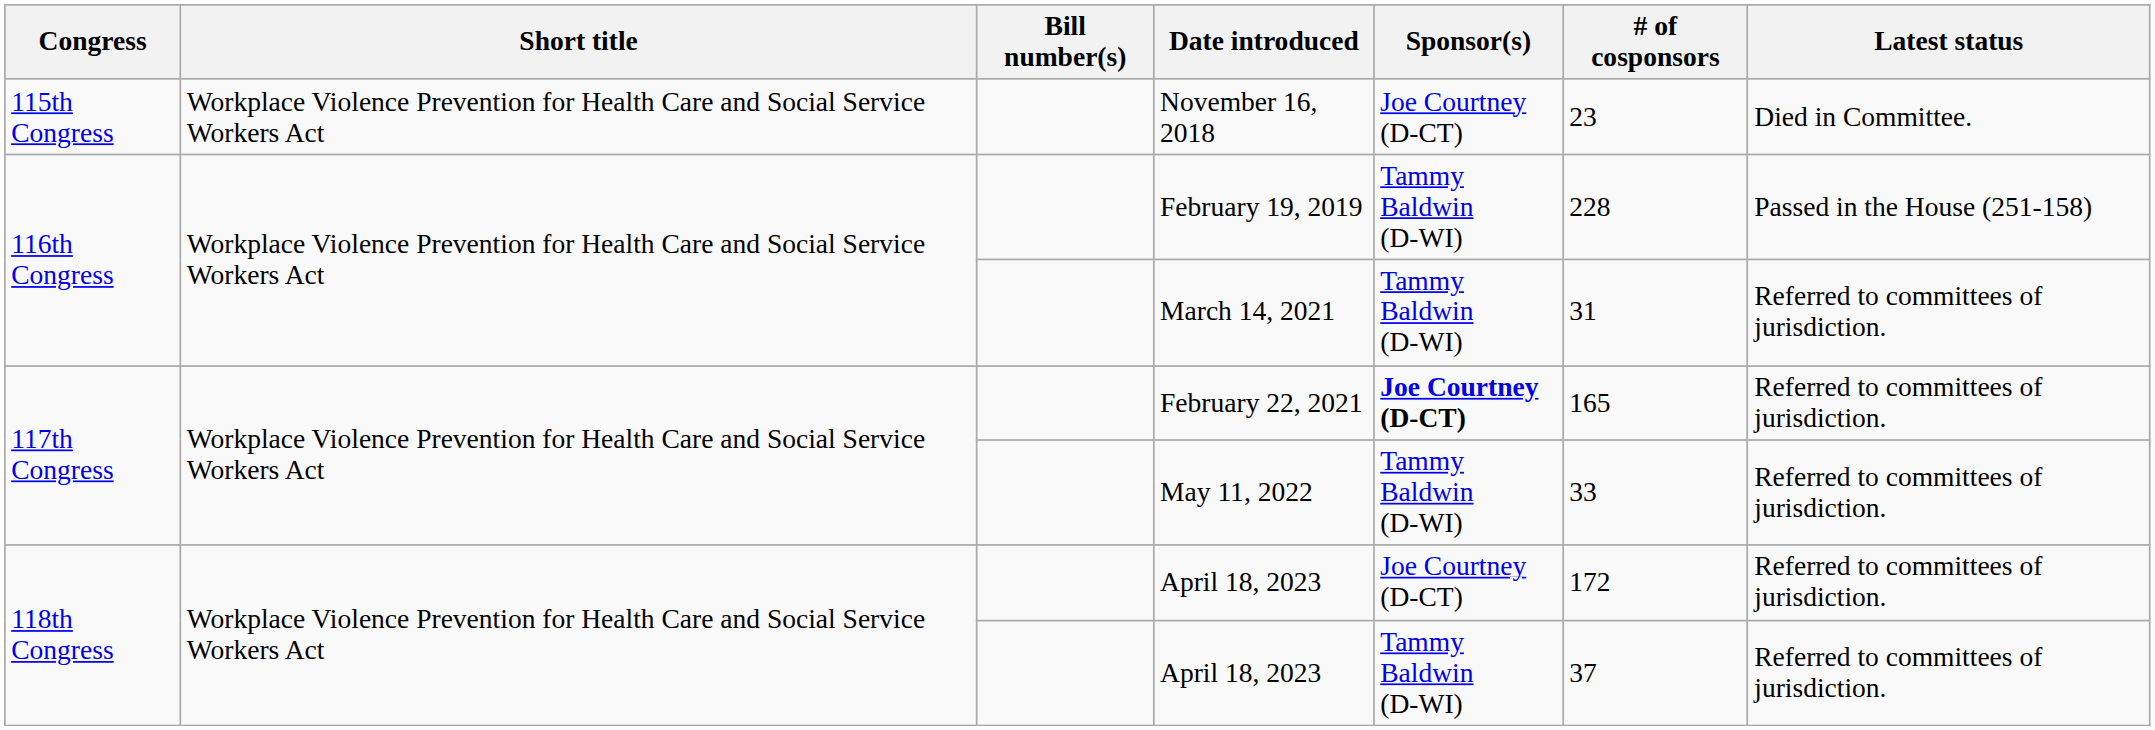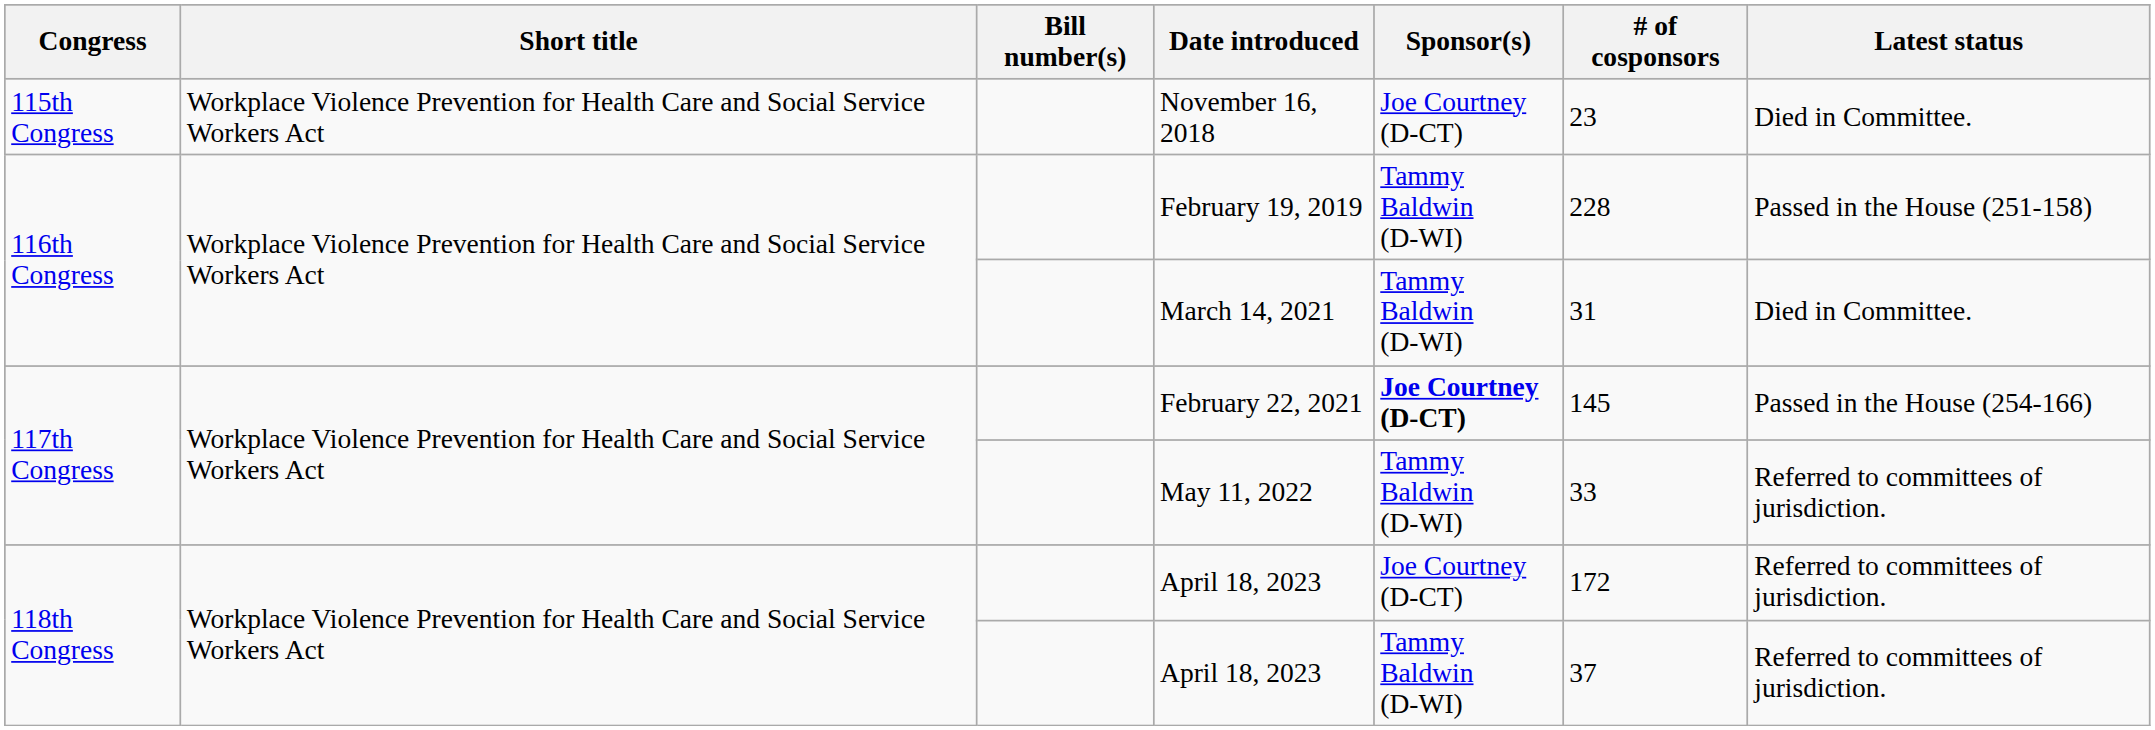(1898, 312) Referred to committees of jurisdiction. -> (1863, 312) Died in Committee.
(1590, 402) 165 -> (1590, 402) 145
(1898, 402) Referred to committees of jurisdiction. -> (1923, 402) Passed in the House (254-166)
